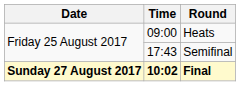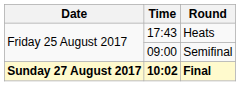(162, 33) 09:00 -> (162, 33) 17:43
(162, 52) 17:43 -> (162, 52) 09:00
